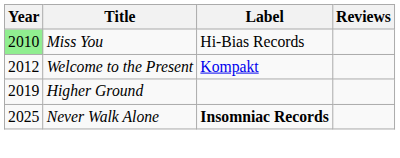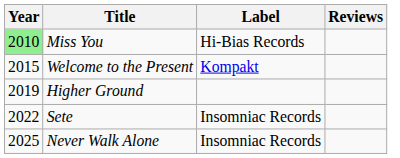(24, 66) 2012 -> (24, 66) 2015
+ row: (60, 116)
(265, 116) bold -> (261, 141) normal
